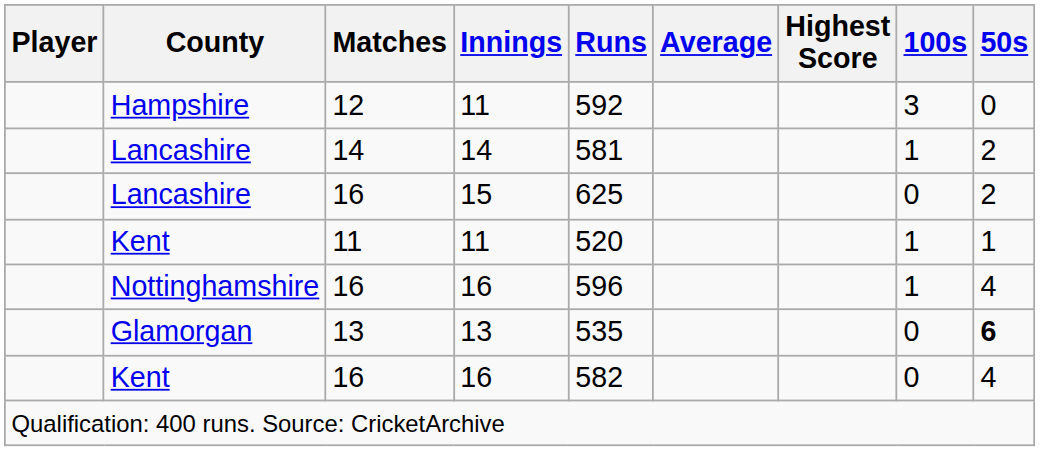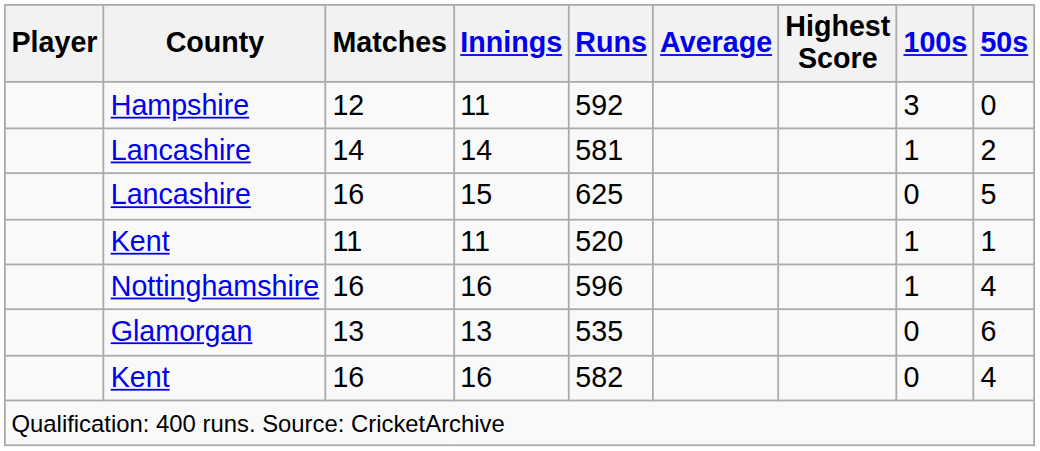(988, 195) 2 -> (988, 195) 5
(988, 331) bold -> (988, 331) normal
